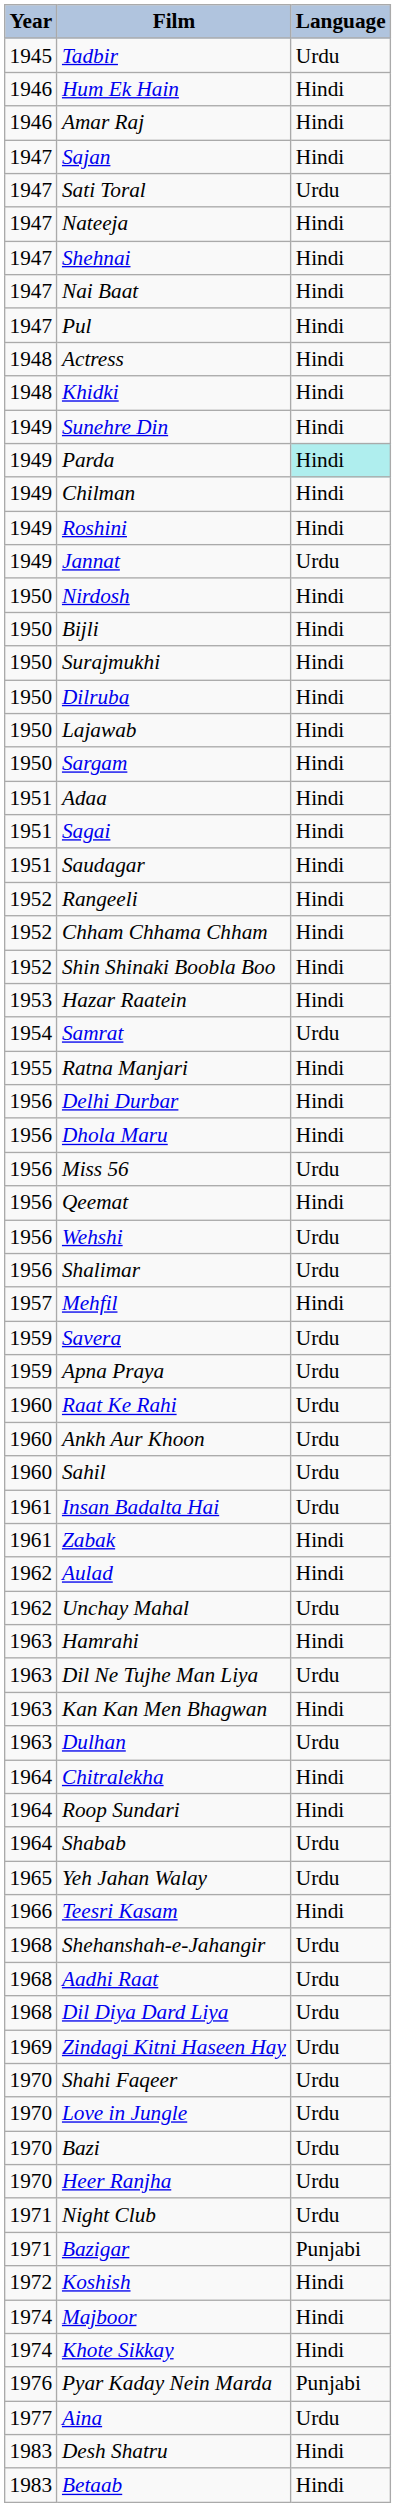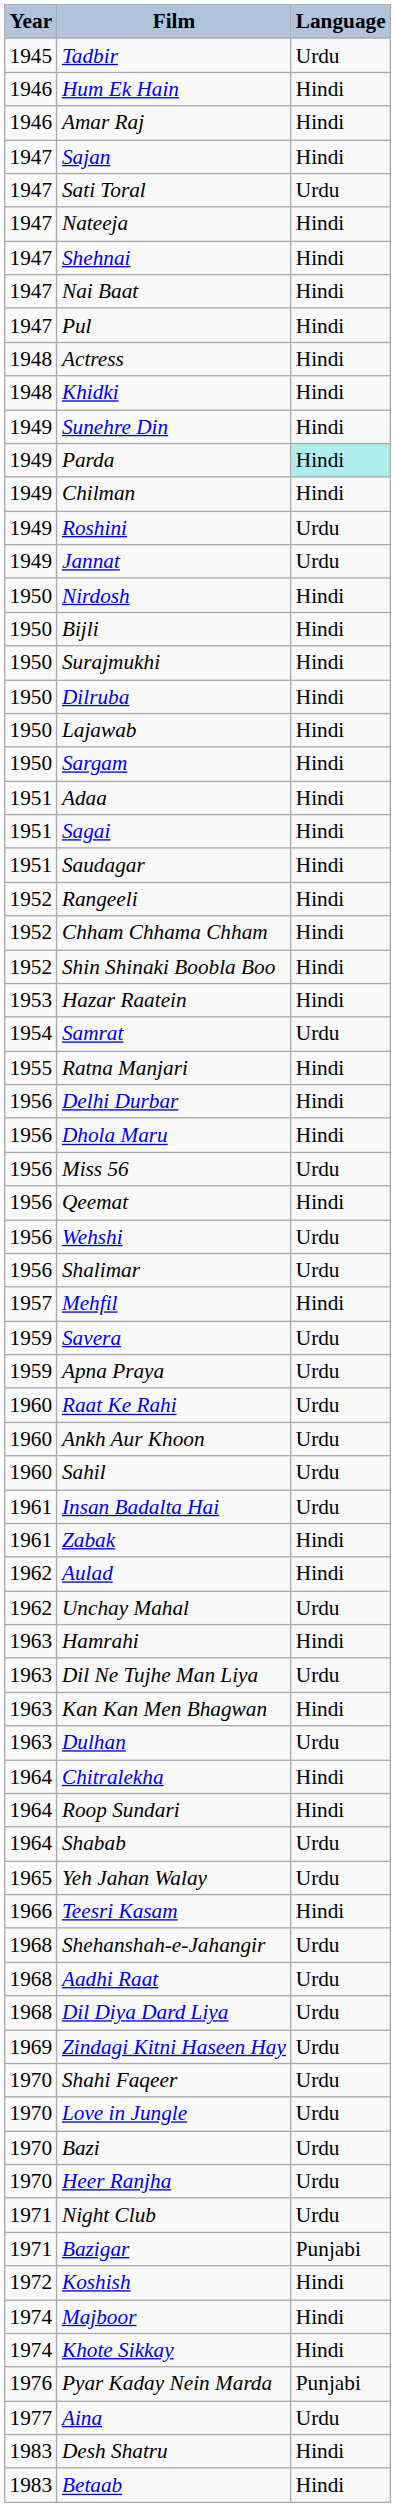(320, 527) Hindi -> (318, 527) Urdu
